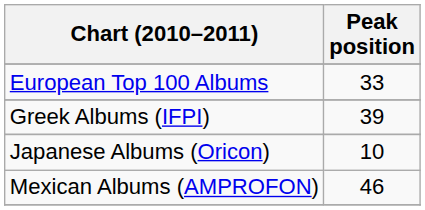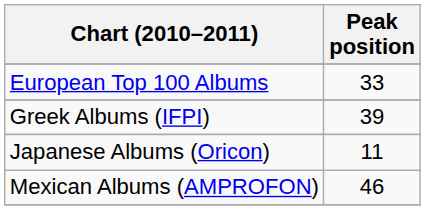(372, 151) 10 -> (372, 151) 11
